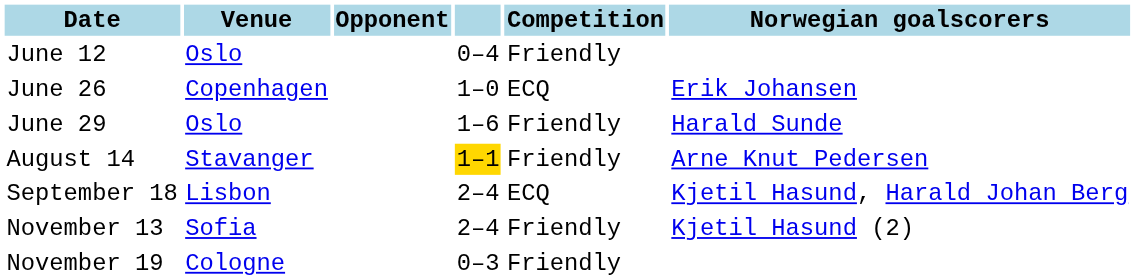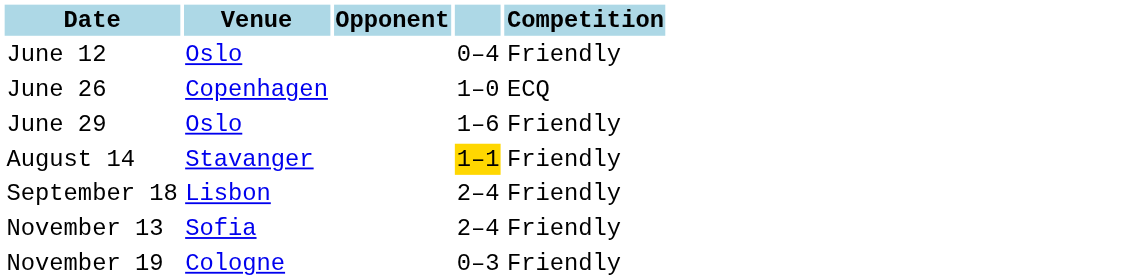- column: (900, 20)
(528, 194) ECQ -> (564, 194) Friendly
